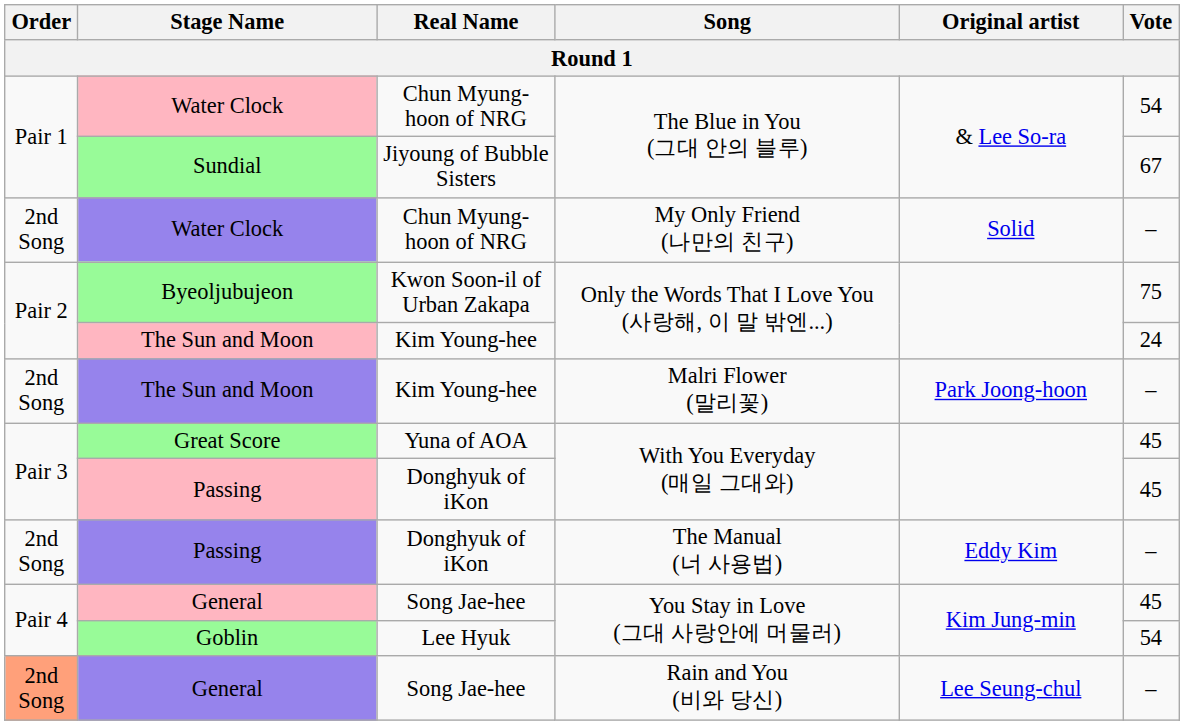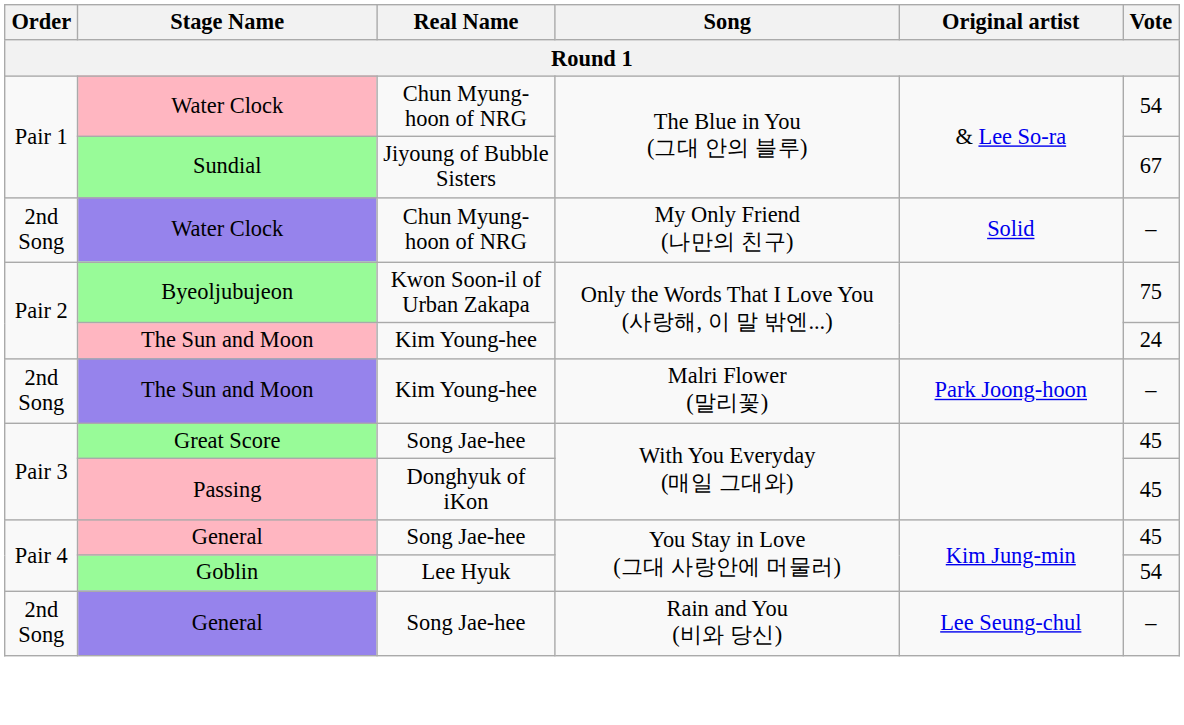(466, 440) Yuna of AOA -> (466, 440) Song Jae-hee
- row: (227, 551)
(41, 687) lightsalmon background -> (41, 622) no background
